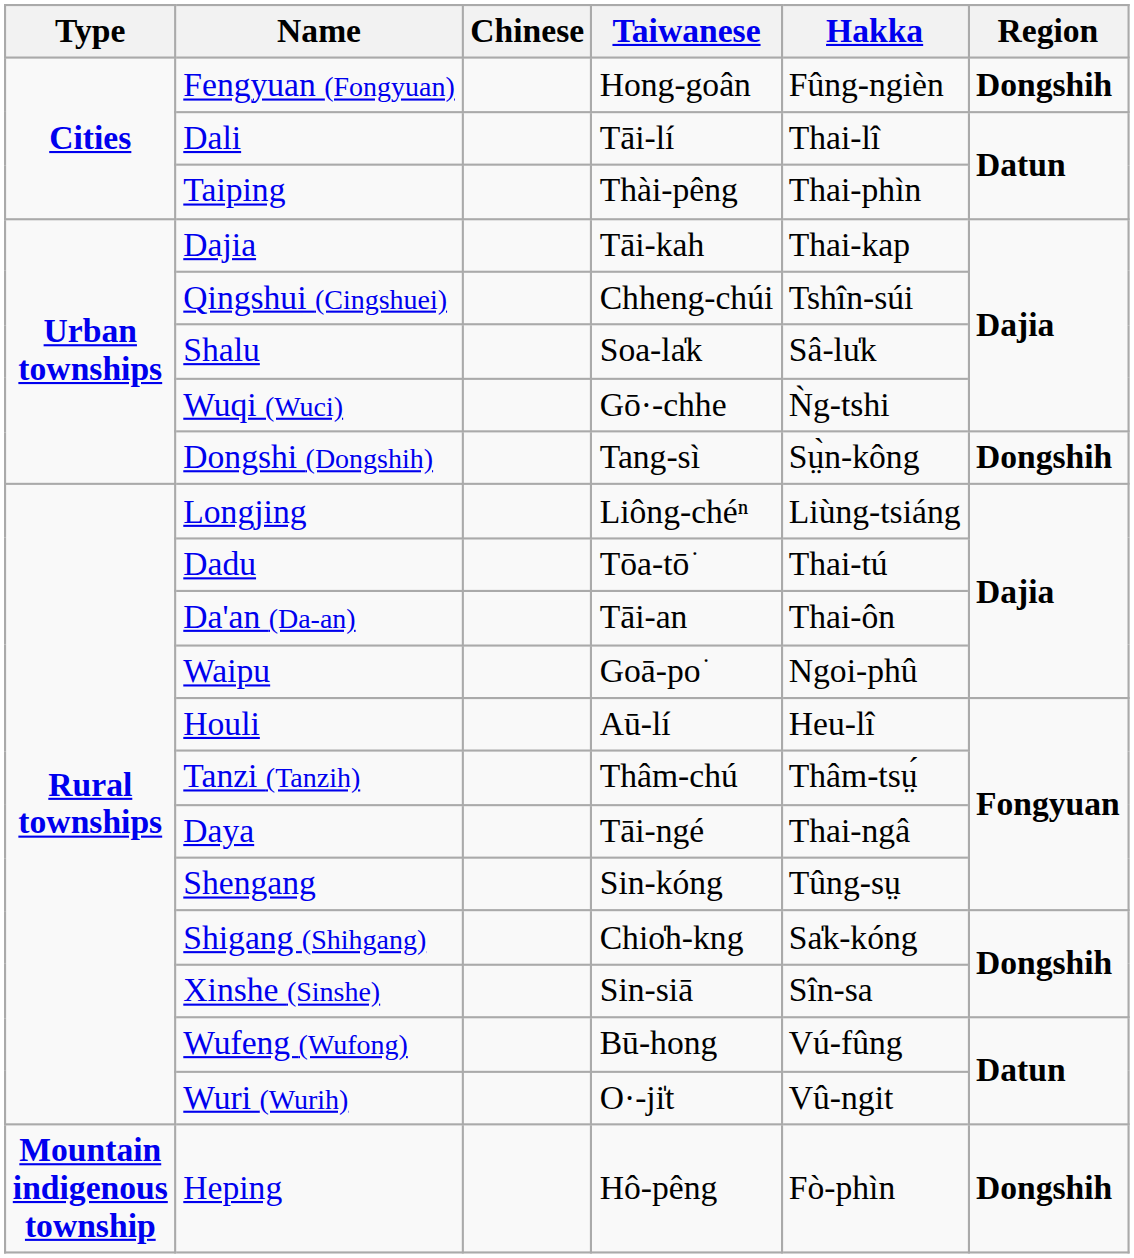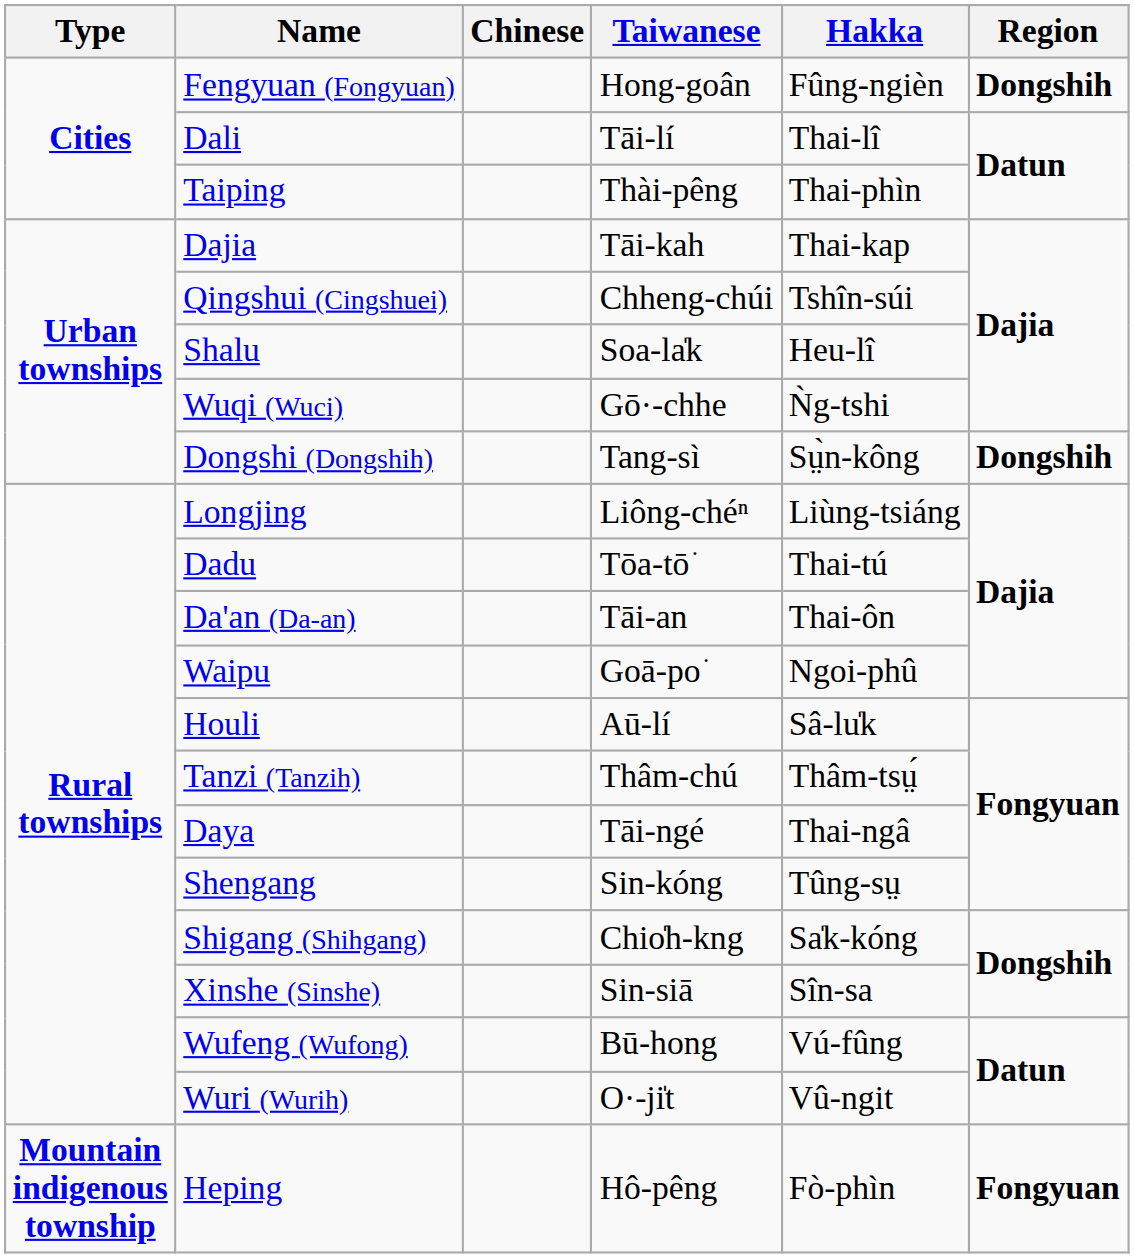(833, 350) Sâ-lu̍k -> (832, 350) Heu-lî
(832, 723) Heu-lî -> (833, 723) Sâ-lu̍k
(1044, 1187) Dongshih -> (1048, 1187) Fongyuan
